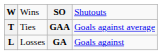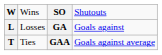rows swapped: (60, 42) <-> (60, 27)
